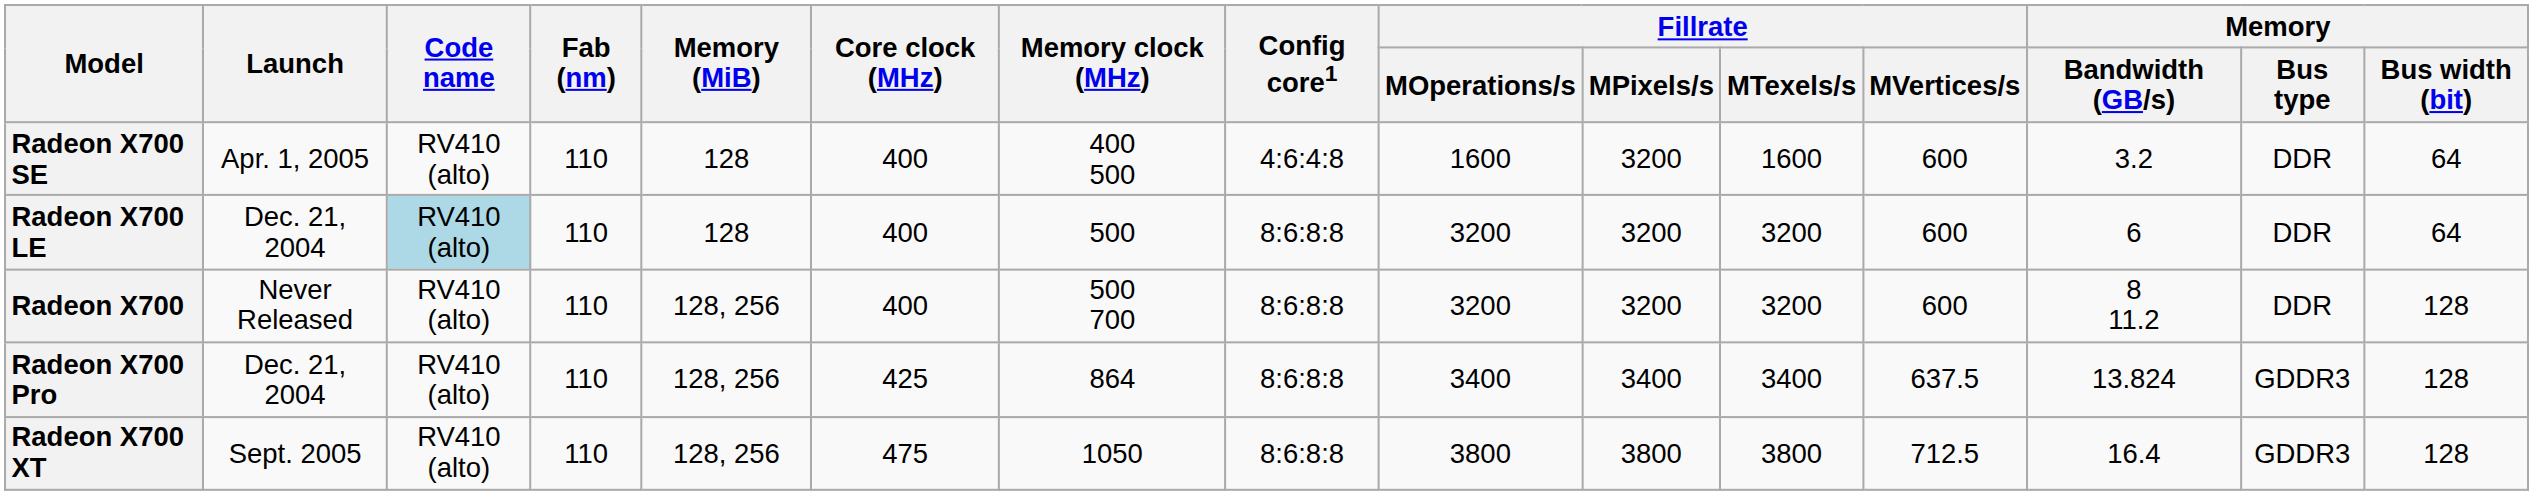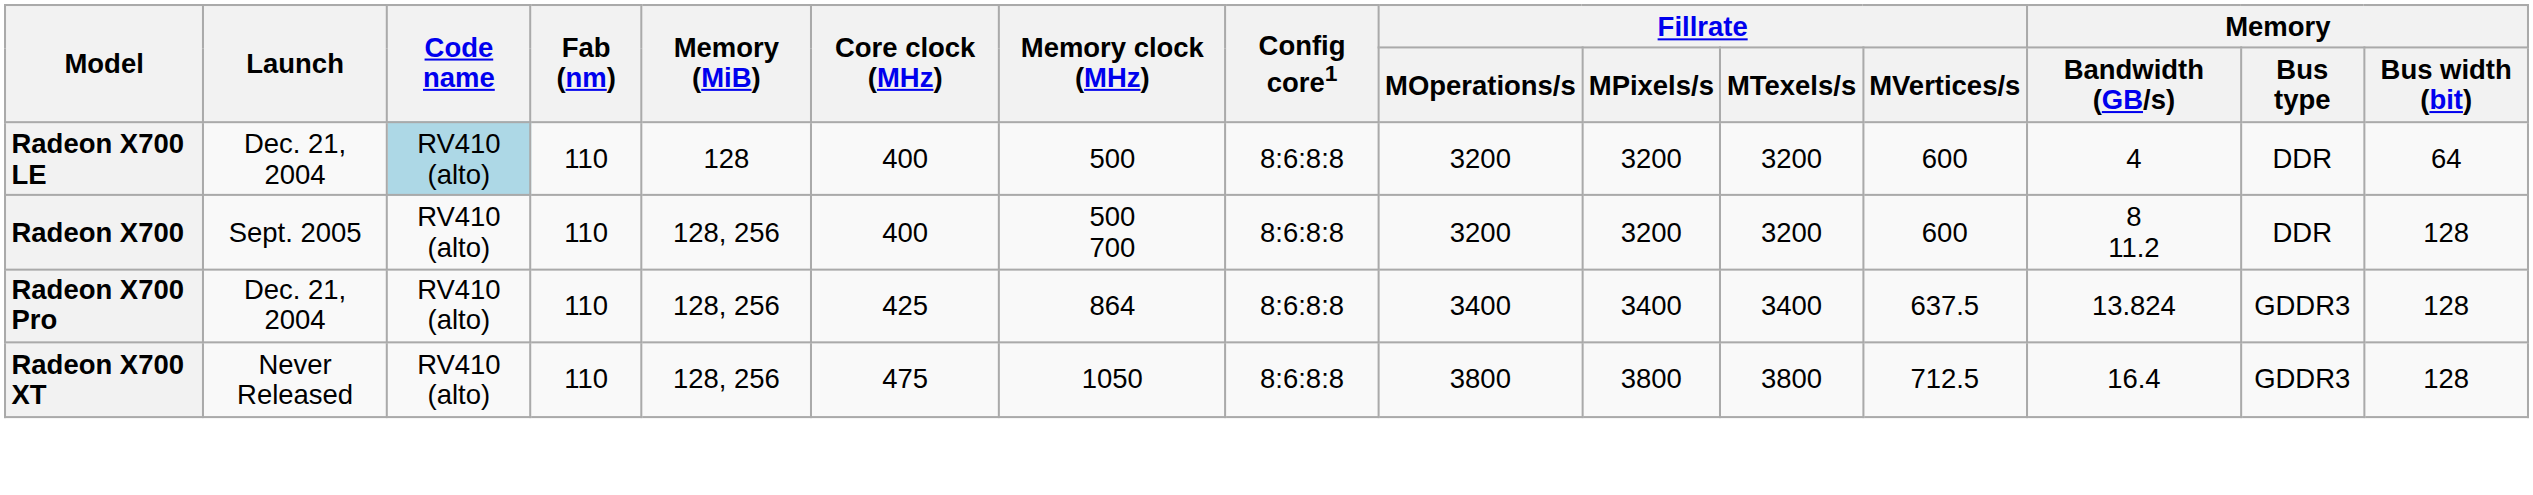- row: (98, 158)
(2134, 232) 6 -> (2134, 158) 4
(295, 306) Never Released -> (295, 232) Sept. 2005
(295, 453) Sept. 2005 -> (295, 379) Never Released
